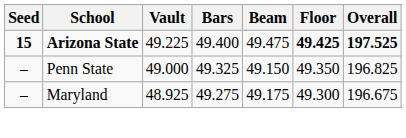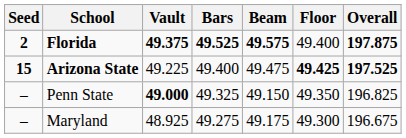+ row: (71, 43)
(167, 69) normal -> (167, 95) bold
